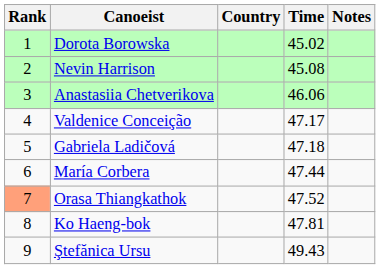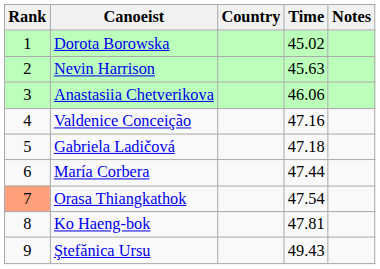(306, 69) 45.08 -> (306, 69) 45.63
(306, 120) 47.17 -> (306, 120) 47.16
(306, 198) 47.52 -> (306, 198) 47.54
